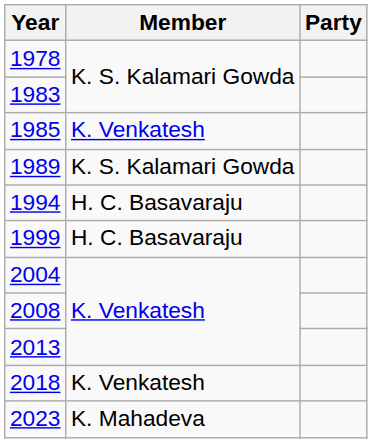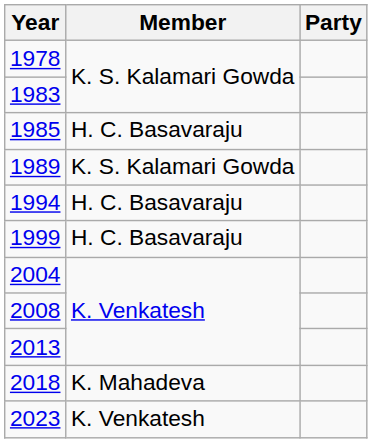(138, 130) K. Venkatesh -> (157, 130) H. C. Basavaraju
(138, 382) K. Venkatesh -> (138, 382) K. Mahadeva
(138, 418) K. Mahadeva -> (138, 418) K. Venkatesh
